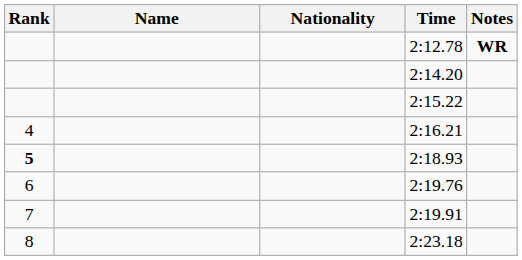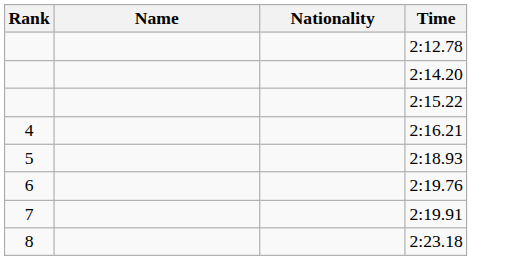- column: (492, 18)
(29, 158) bold -> (29, 158) normal
